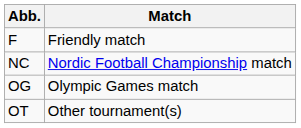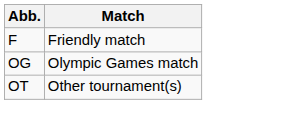- row: (19, 63)
